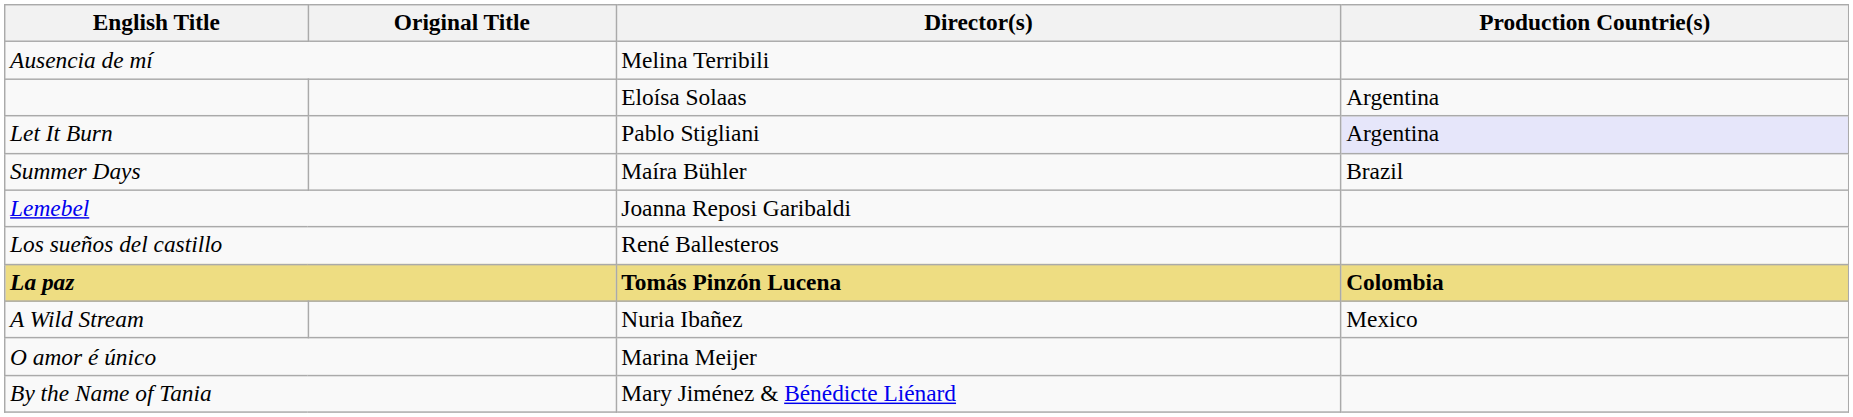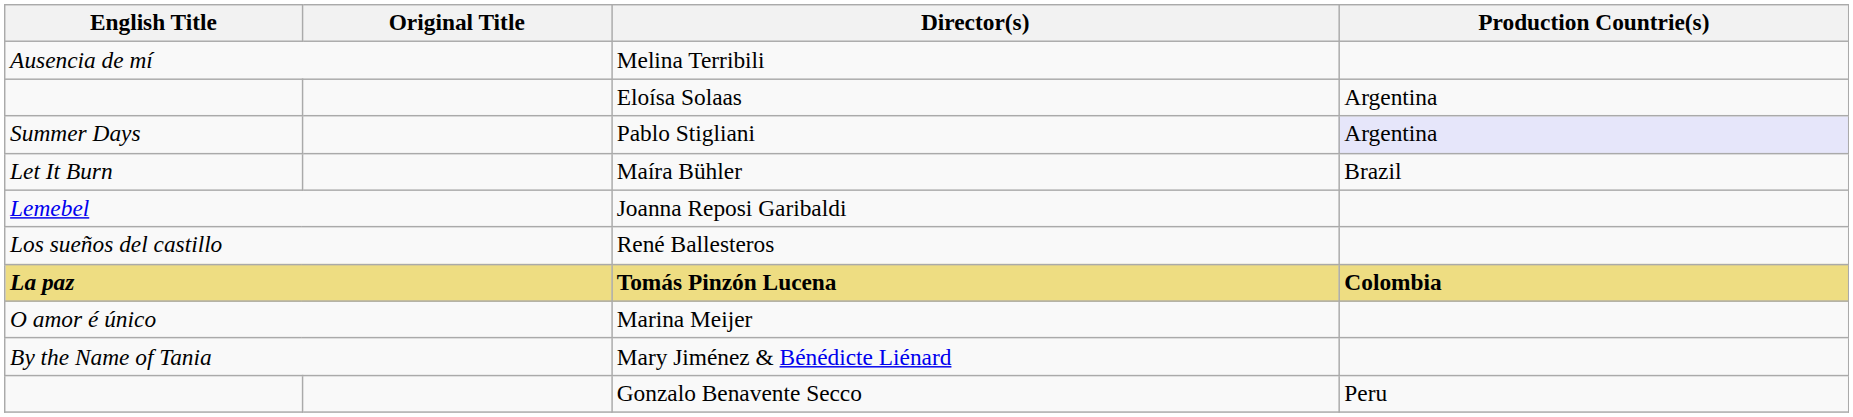(61, 134) Let It Burn -> (75, 134) Summer Days
(75, 171) Summer Days -> (61, 171) Let It Burn
- row: (682, 319)
+ row: (739, 393)
